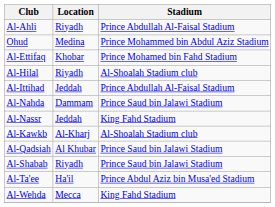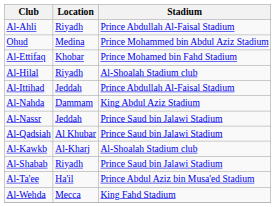(161, 103) Prince Saud bin Jalawi Stadium -> (150, 103) King Abdul Aziz Stadium
(138, 118) King Fahd Stadium -> (161, 118) Prince Saud bin Jalawi Stadium
rows swapped: (29, 149) <-> (27, 133)
